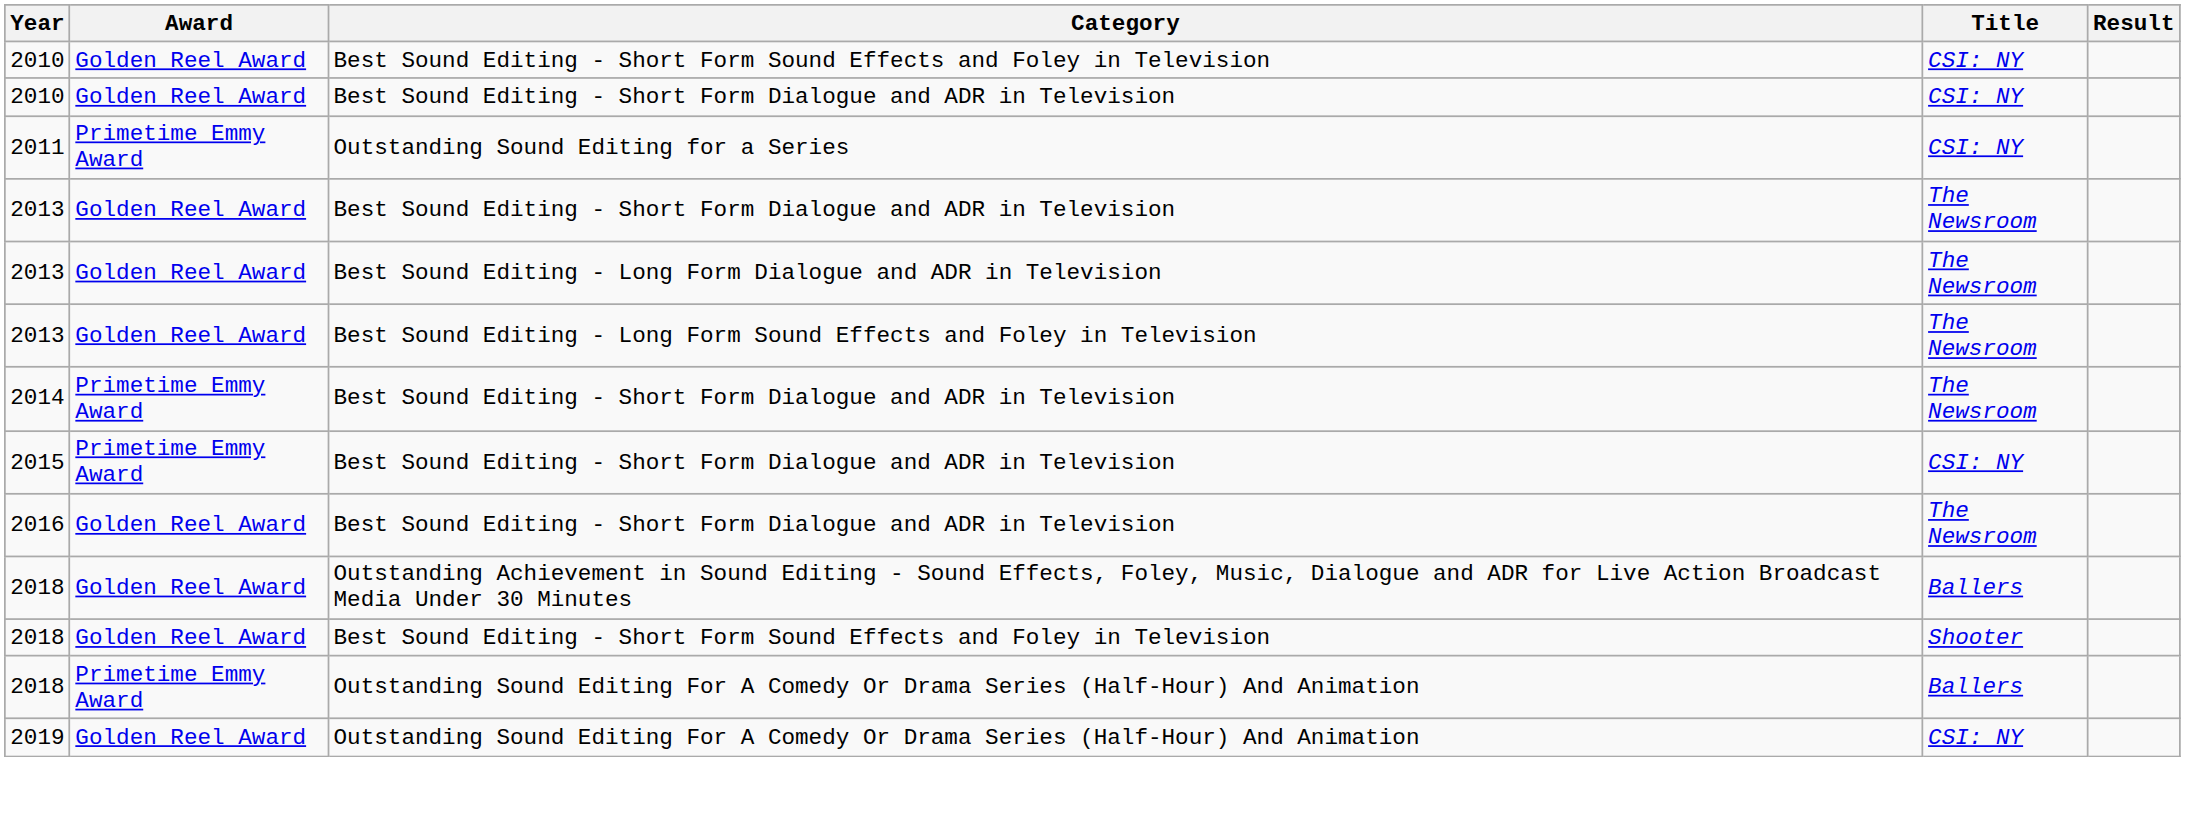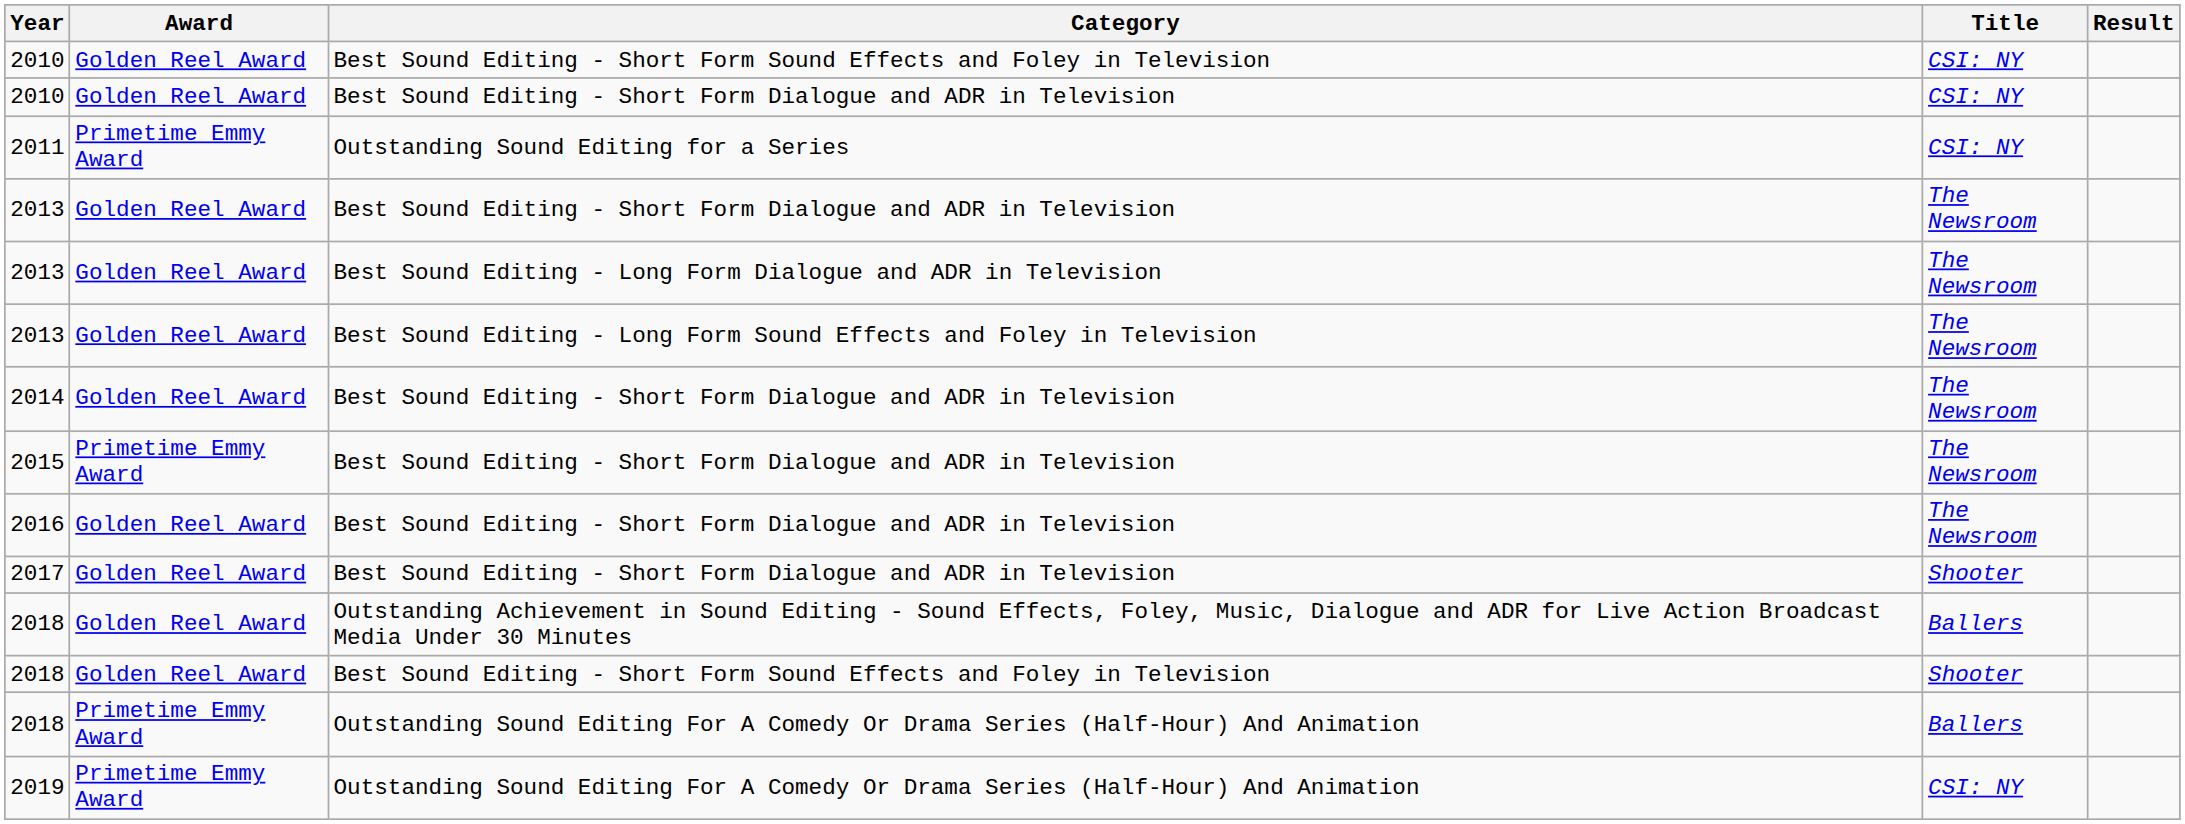(170, 399) Primetime Emmy Award -> (191, 399) Golden Reel Award
(1976, 462) CSI: NY -> (1982, 462) The Newsroom
+ row: (37, 575)
(191, 737) Golden Reel Award -> (170, 787) Primetime Emmy Award
